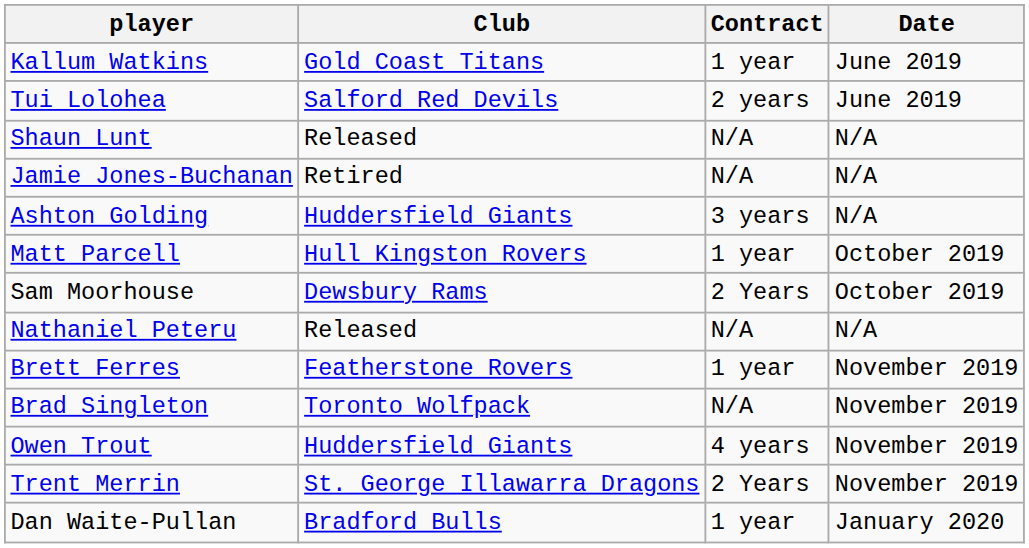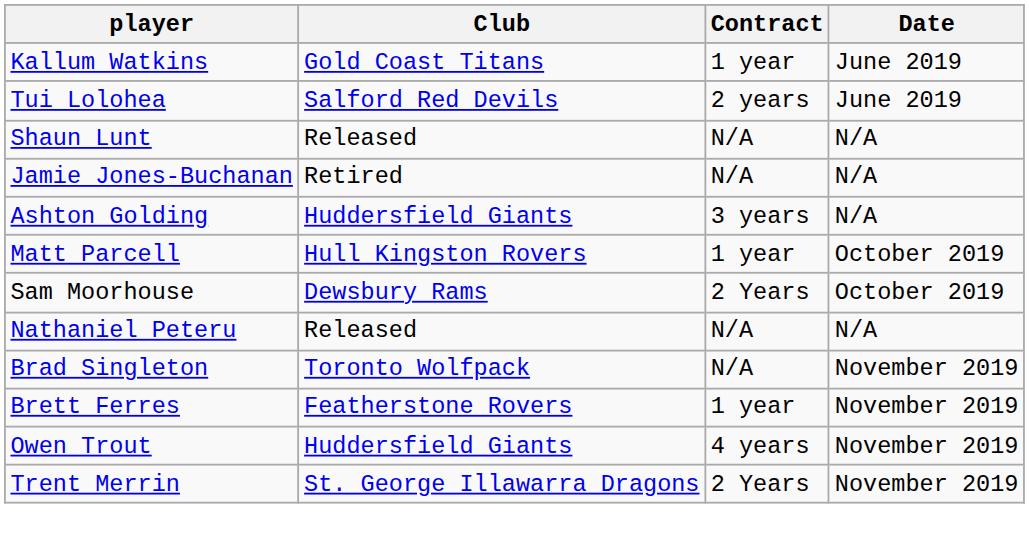rows swapped: (95, 369) <-> (109, 408)
- row: (123, 523)
